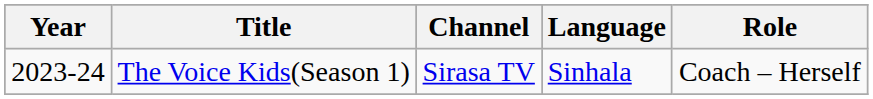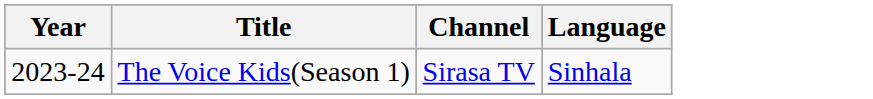- column: (770, 26)
